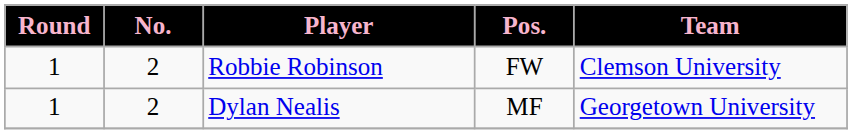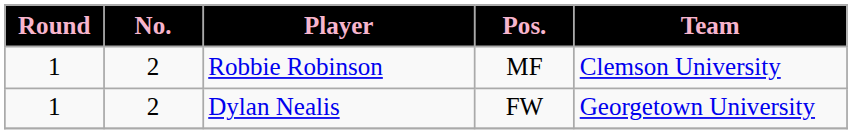(524, 66) FW -> (524, 66) MF
(524, 108) MF -> (524, 108) FW
